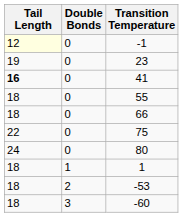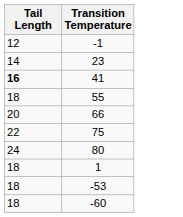- column: (84, 19)
(13, 43) lightyellow background -> (13, 43) no background
(13, 61) 19 -> (13, 61) 14
(13, 114) 18 -> (13, 114) 20
